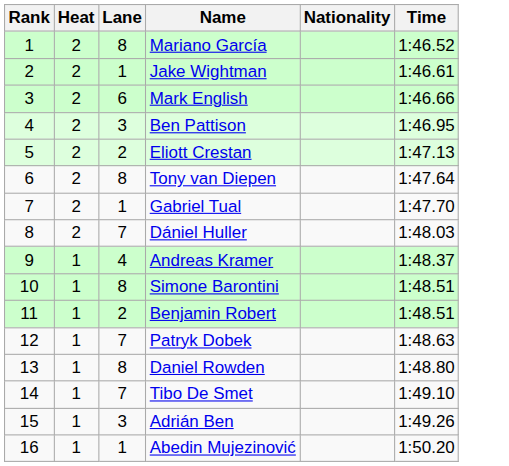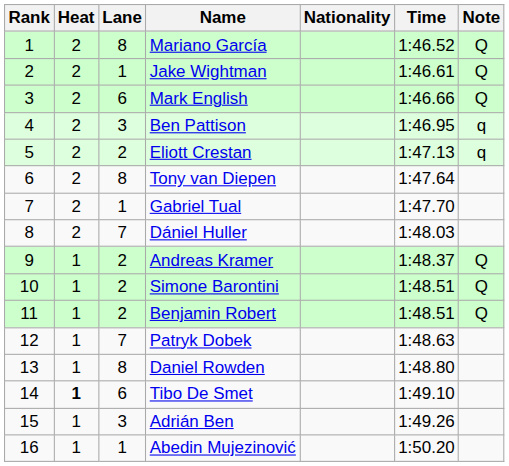+ column: (481, 17)
(122, 260) 4 -> (122, 260) 2
(122, 286) 8 -> (122, 286) 2
(76, 394) normal -> (76, 394) bold
(122, 394) 7 -> (122, 394) 6
